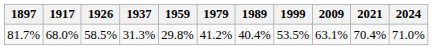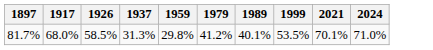- column: (331, 14)
(254, 34) 40.4% -> (254, 34) 40.1%
(370, 34) 70.4% -> (331, 34) 70.1%
